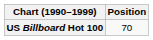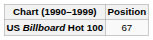(127, 27) 70 -> (127, 27) 67
